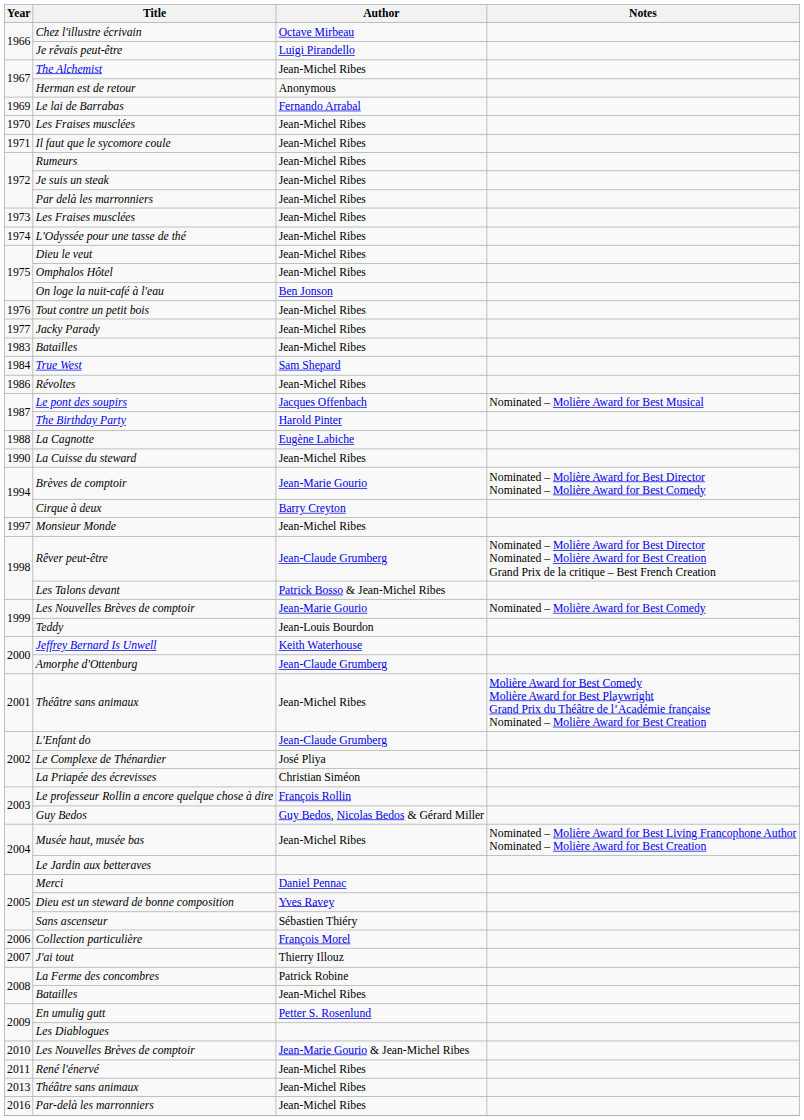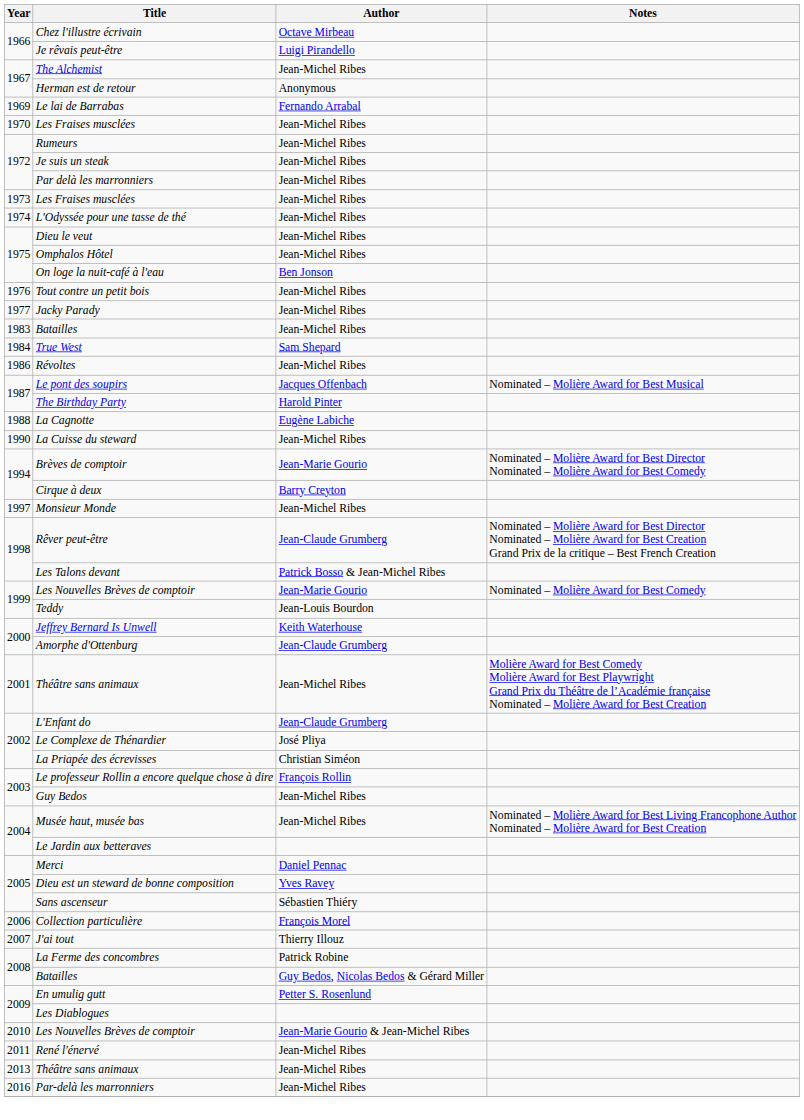- row: (19, 143)
(381, 815) Guy Bedos, Nicolas Bedos & Gérard Miller -> (322, 796) Jean-Michel Ribes
(322, 994) Jean-Michel Ribes -> (381, 976) Guy Bedos, Nicolas Bedos & Gérard Miller
